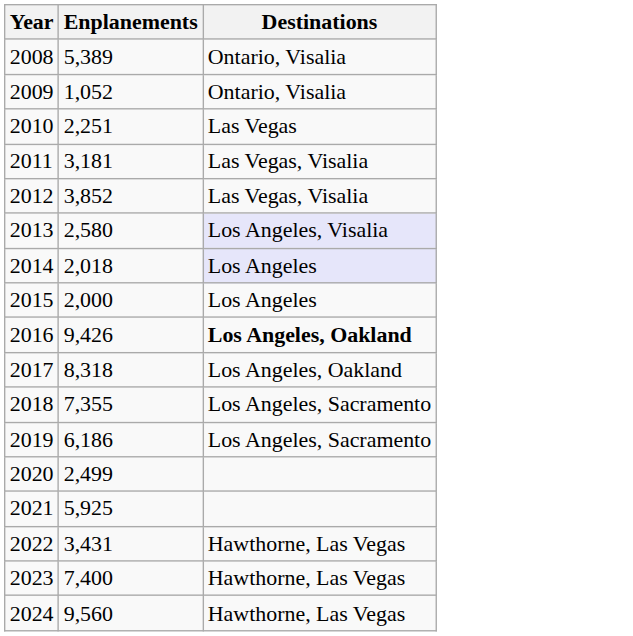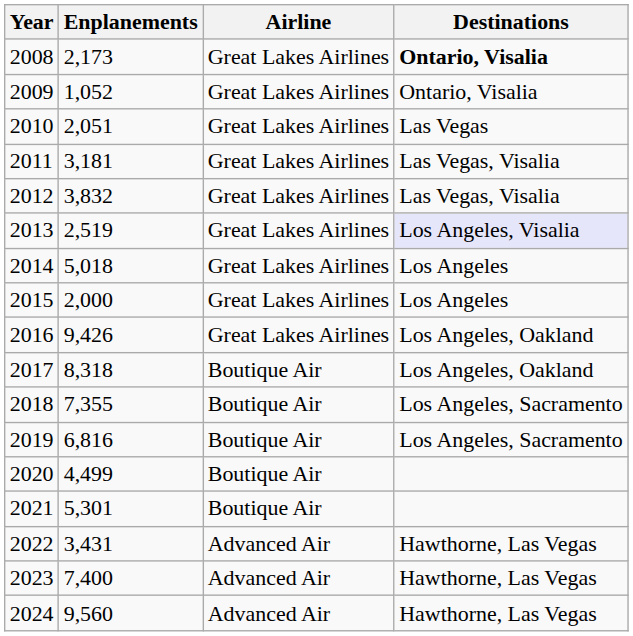+ column: (298, 21)
(88, 56) 5,389 -> (88, 56) 2,173
(277, 56) normal -> (474, 56) bold
(88, 126) 2,251 -> (88, 126) 2,051
(88, 195) 3,852 -> (88, 195) 3,832
(88, 230) 2,580 -> (88, 230) 2,519
(88, 265) 2,018 -> (88, 265) 5,018
(262, 265) lavender background -> (454, 265) no background
(310, 334) bold -> (496, 334) normal
(88, 439) 6,186 -> (88, 439) 6,816
(88, 473) 2,499 -> (88, 473) 4,499
(88, 508) 5,925 -> (88, 508) 5,301
